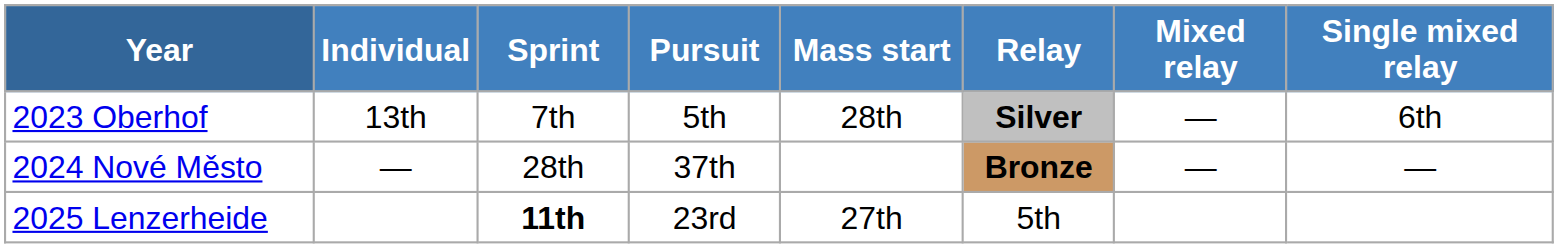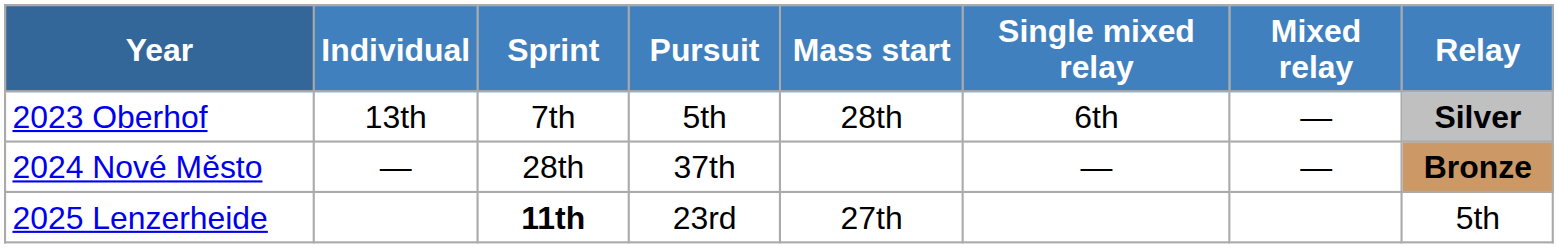columns swapped: (1039, 48) <-> (1420, 48)
